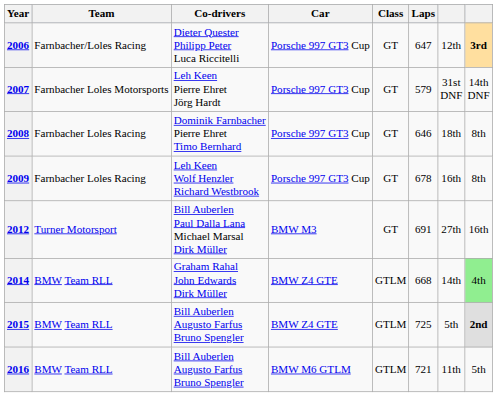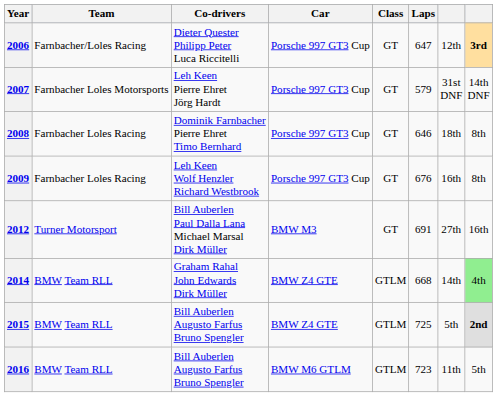(423, 178) 678 -> (423, 178) 676
(423, 369) 721 -> (423, 369) 723
